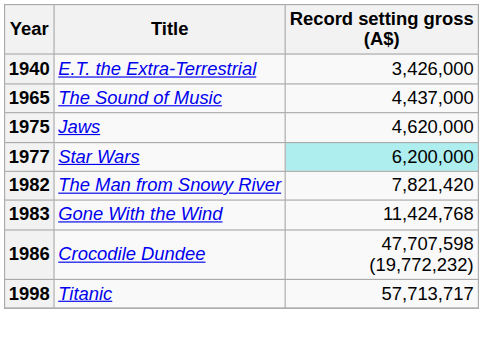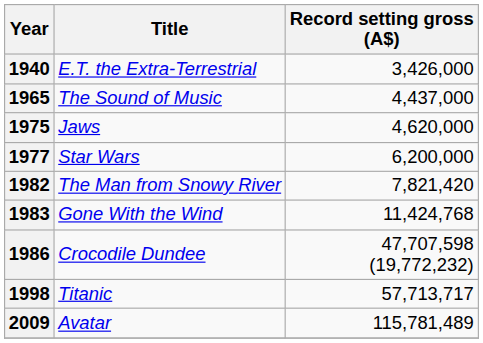(433, 156) paleturquoise background -> (433, 156) no background
+ row: (29, 323)
